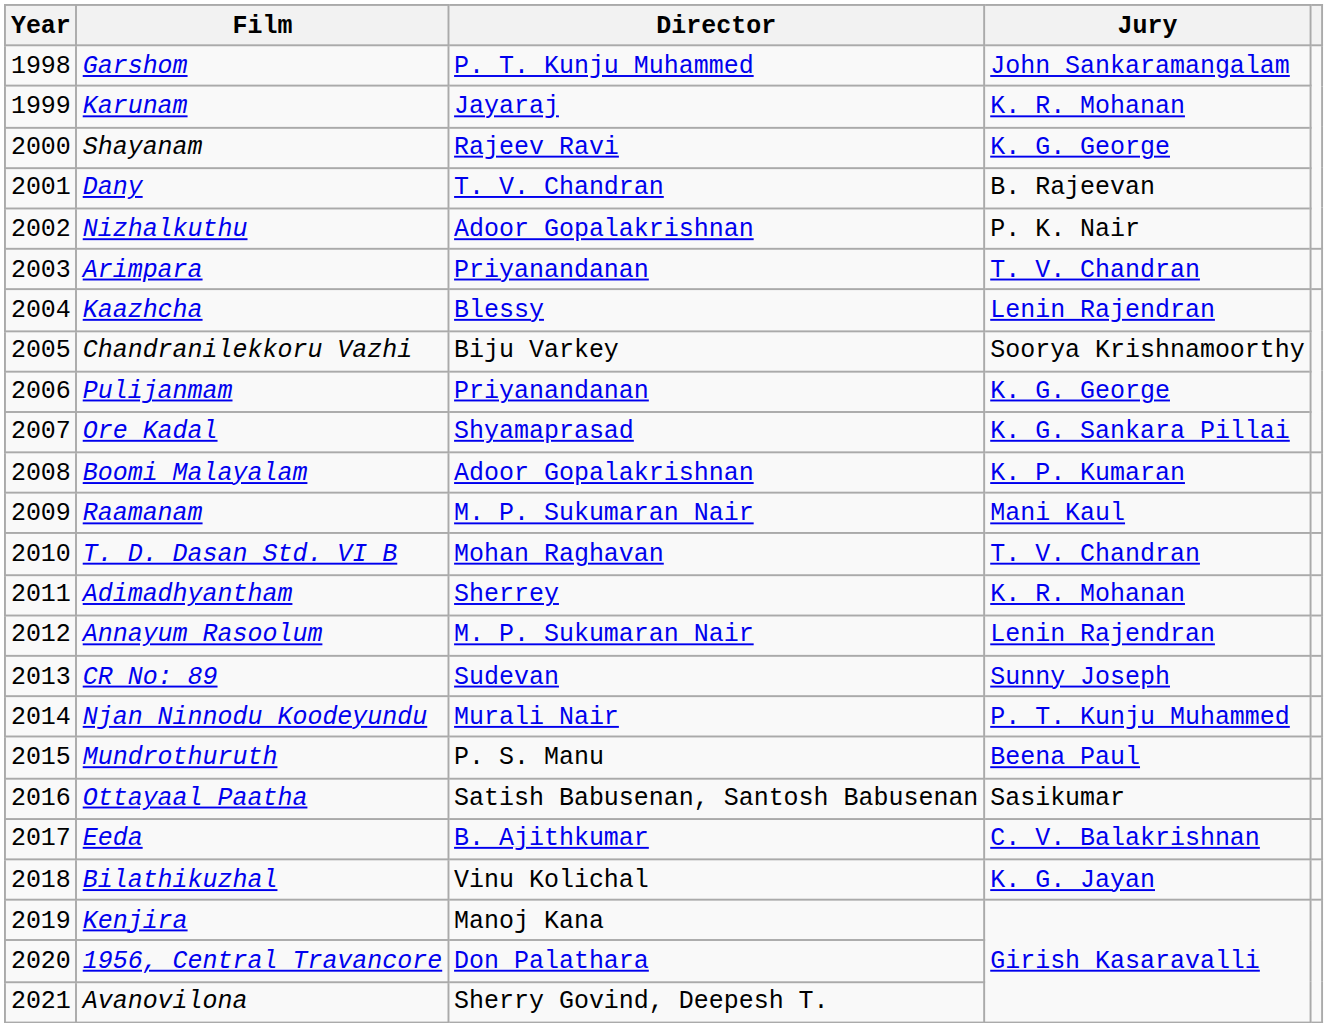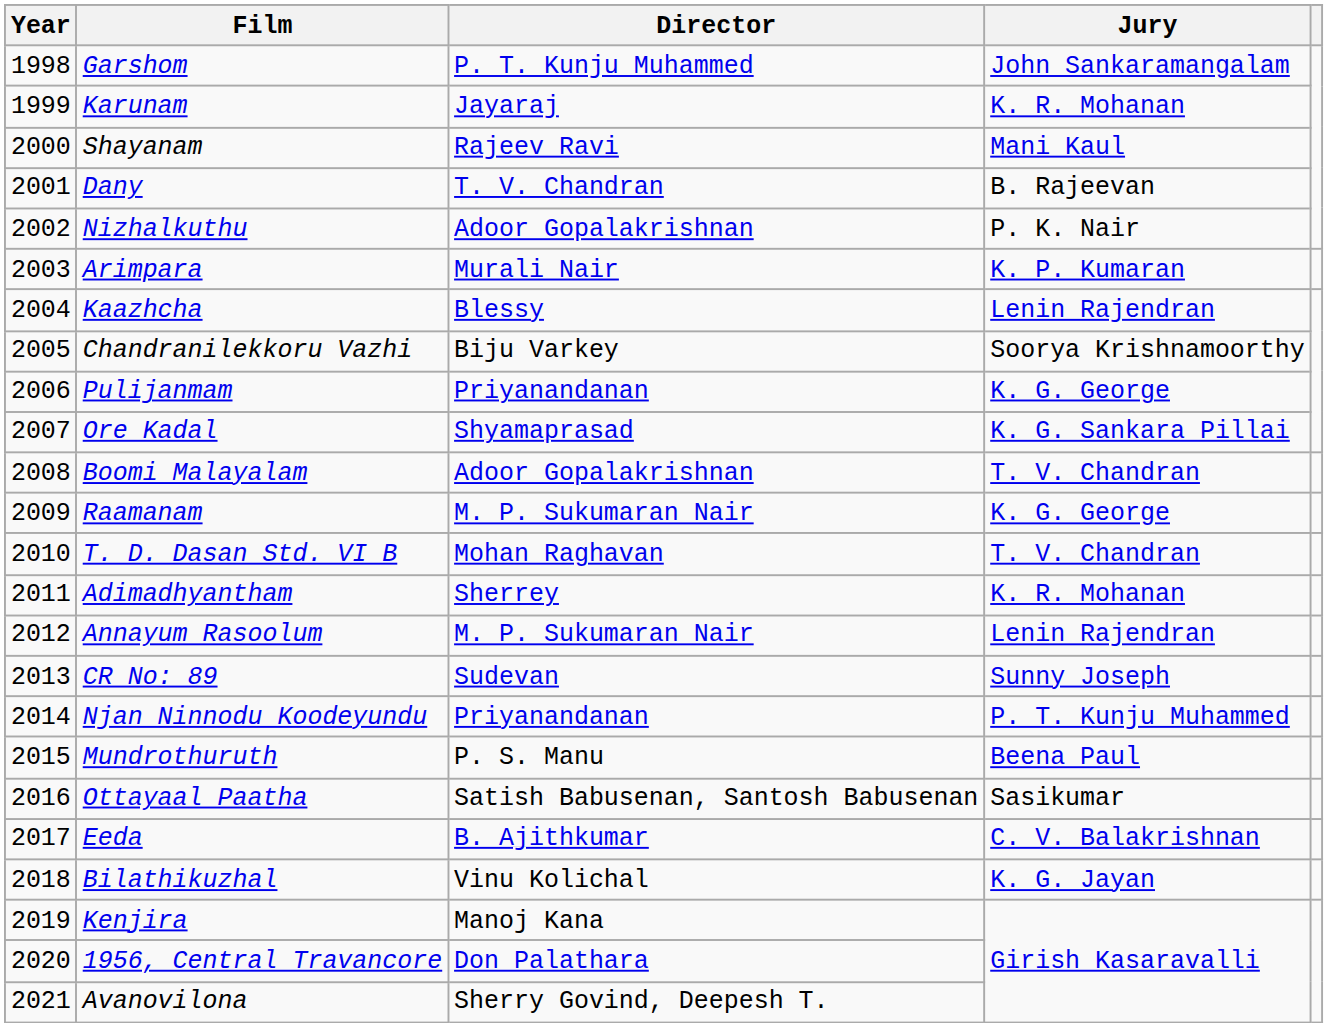(1080, 147) K. G. George -> (1058, 147) Mani Kaul
(551, 269) Priyanandanan -> (536, 269) Murali Nair
(1095, 269) T. V. Chandran -> (1088, 269) K. P. Kumaran
(1088, 473) K. P. Kumaran -> (1095, 473) T. V. Chandran
(1058, 513) Mani Kaul -> (1080, 513) K. G. George
(536, 717) Murali Nair -> (551, 717) Priyanandanan
